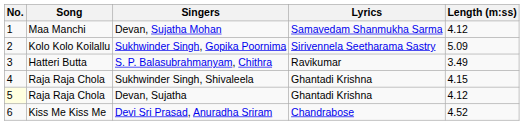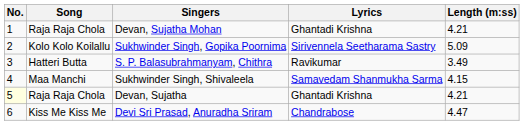(57, 29) Maa Manchi -> (67, 29) Raja Raja Chola
(367, 29) Samavedam Shanmukha Sarma -> (332, 29) Ghantadi Krishna
(458, 29) 4.12 -> (458, 29) 4.21
(67, 79) Raja Raja Chola -> (57, 79) Maa Manchi
(332, 79) Ghantadi Krishna -> (367, 79) Samavedam Shanmukha Sarma
(458, 96) 4.12 -> (458, 96) 4.21
(458, 112) 4.52 -> (458, 112) 4.47
